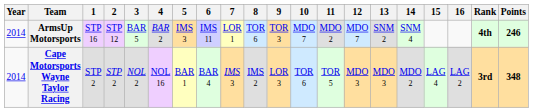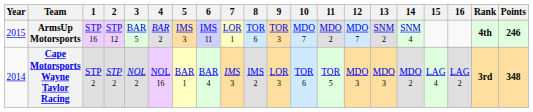(16, 34) 2014 -> (16, 34) 2015
